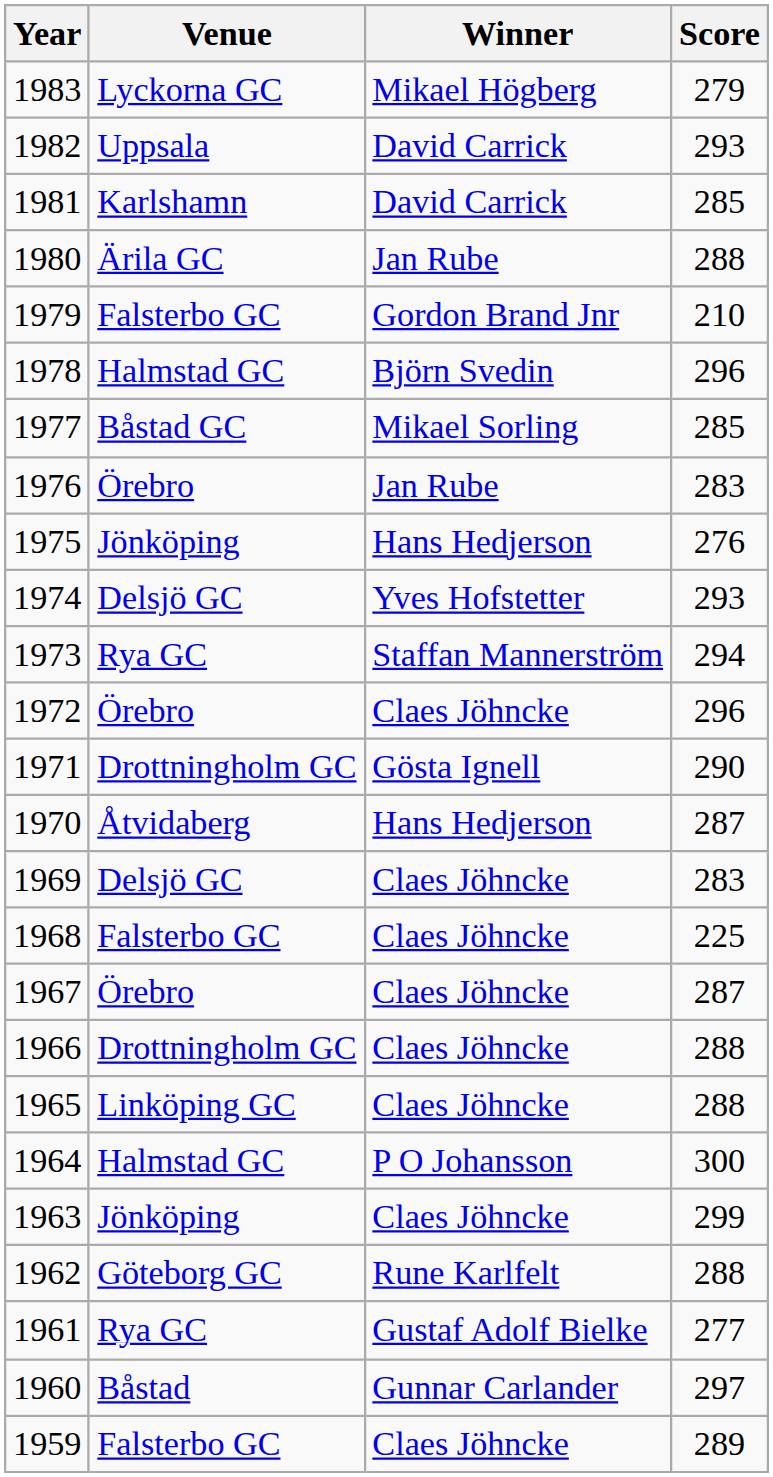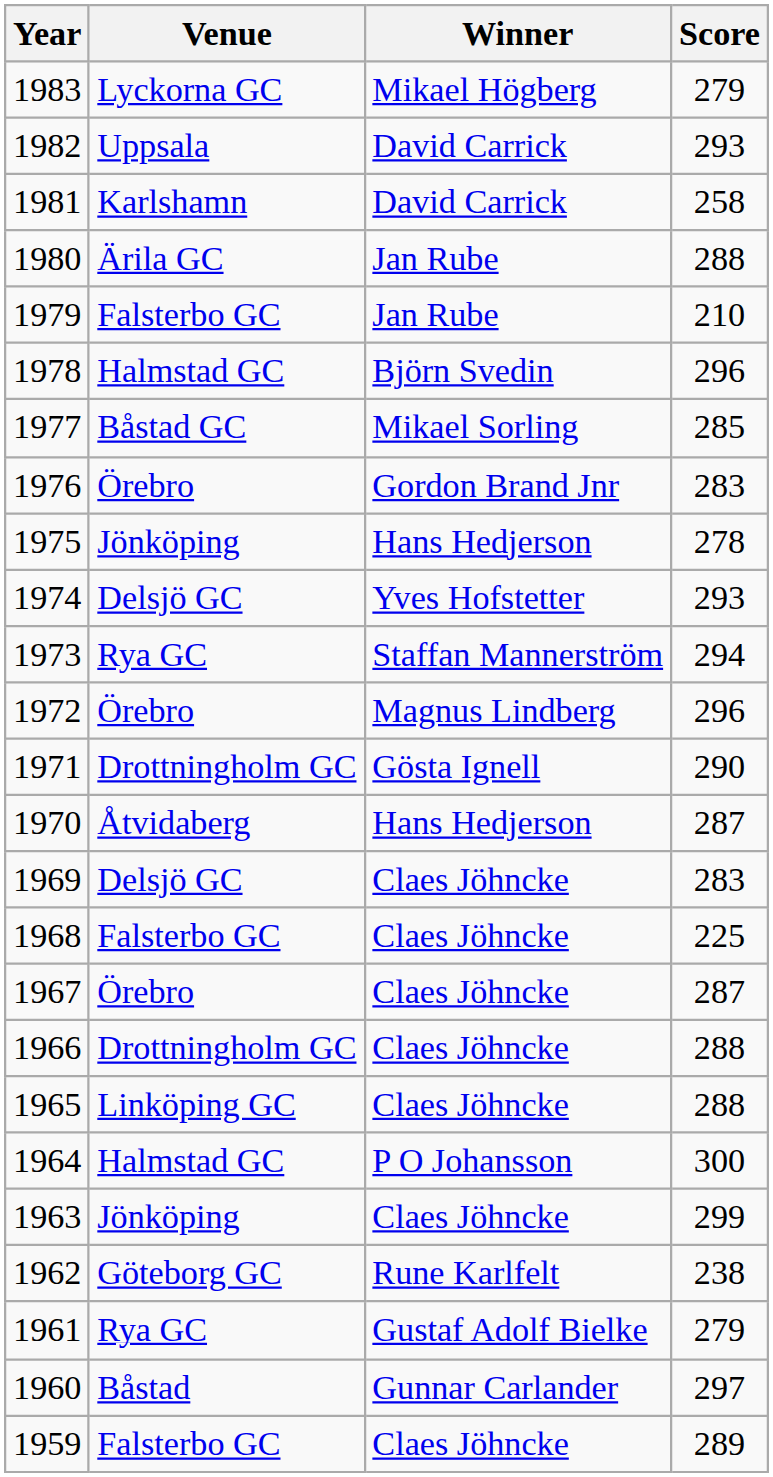(720, 202) 285 -> (720, 202) 258
(496, 314) Gordon Brand Jnr -> (435, 314) Jan Rube
(435, 484) Jan Rube -> (496, 484) Gordon Brand Jnr
(720, 540) 276 -> (720, 540) 278
(471, 709) Claes Jöhncke -> (494, 709) Magnus Lindberg
(720, 1273) 288 -> (720, 1273) 238
(720, 1329) 277 -> (720, 1329) 279
